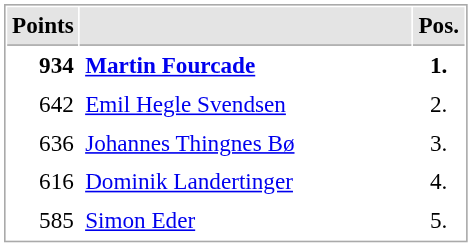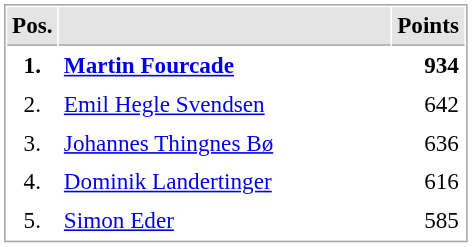columns swapped: (439, 25) <-> (43, 25)
